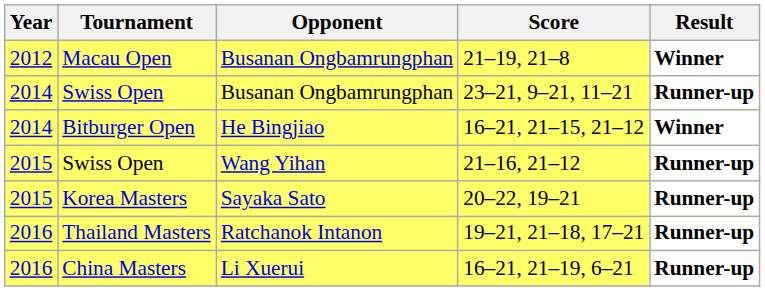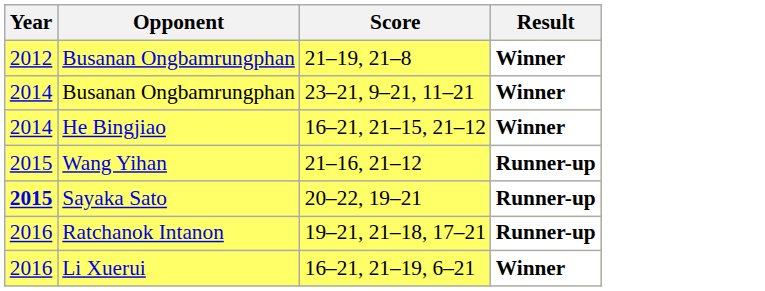- column: (137, 22)
(704, 92) Runner-up -> (531, 92) Winner
(31, 198) normal -> (31, 198) bold
(704, 268) Runner-up -> (531, 268) Winner
